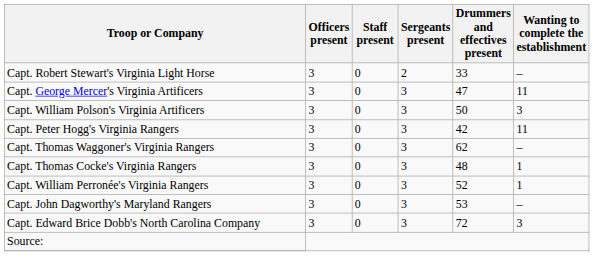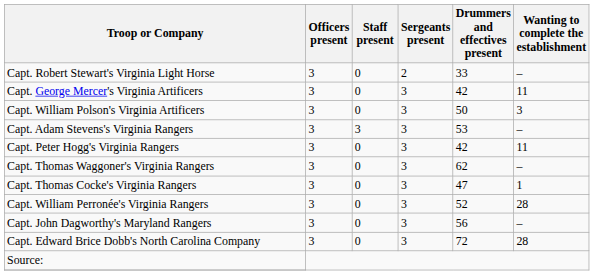(462, 91) 47 -> (462, 91) 42
+ row: (100, 128)
(462, 166) 48 -> (462, 185) 47
(519, 185) 1 -> (522, 204) 28
(462, 204) 53 -> (462, 222) 56
(519, 222) 3 -> (522, 241) 28
